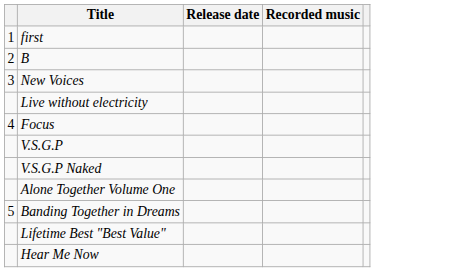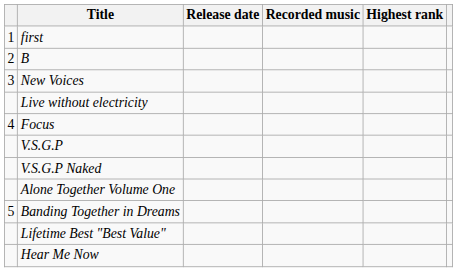+ column: (405, 15)
